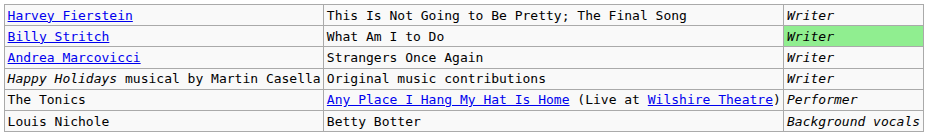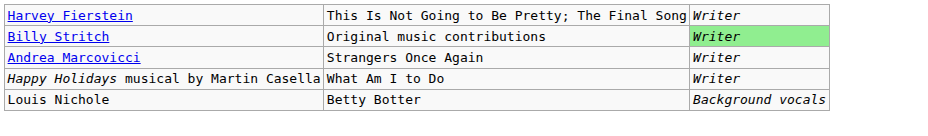(386, 36) What Am I to Do -> (436, 36) Original music contributions
(436, 79) Original music contributions -> (386, 79) What Am I to Do
- row: (47, 100)
